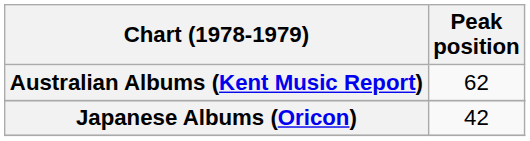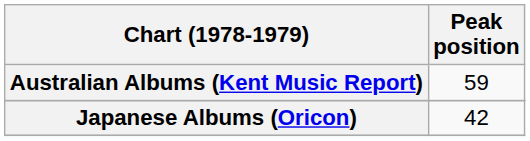(476, 82) 62 -> (476, 82) 59
